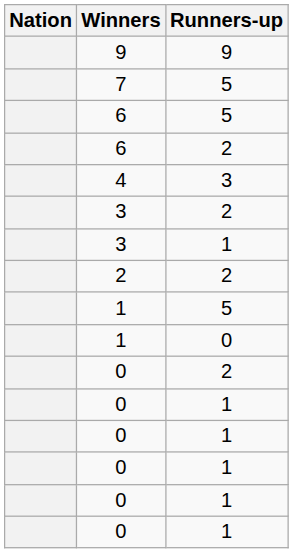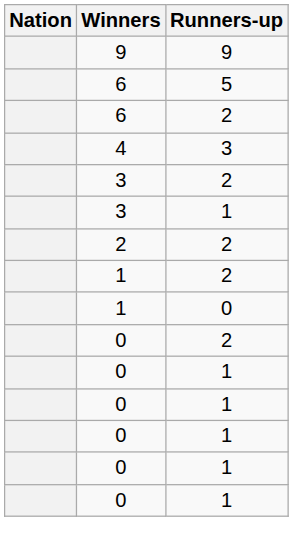- row: (121, 84)
- row: (121, 308)
+ row: (121, 276)
